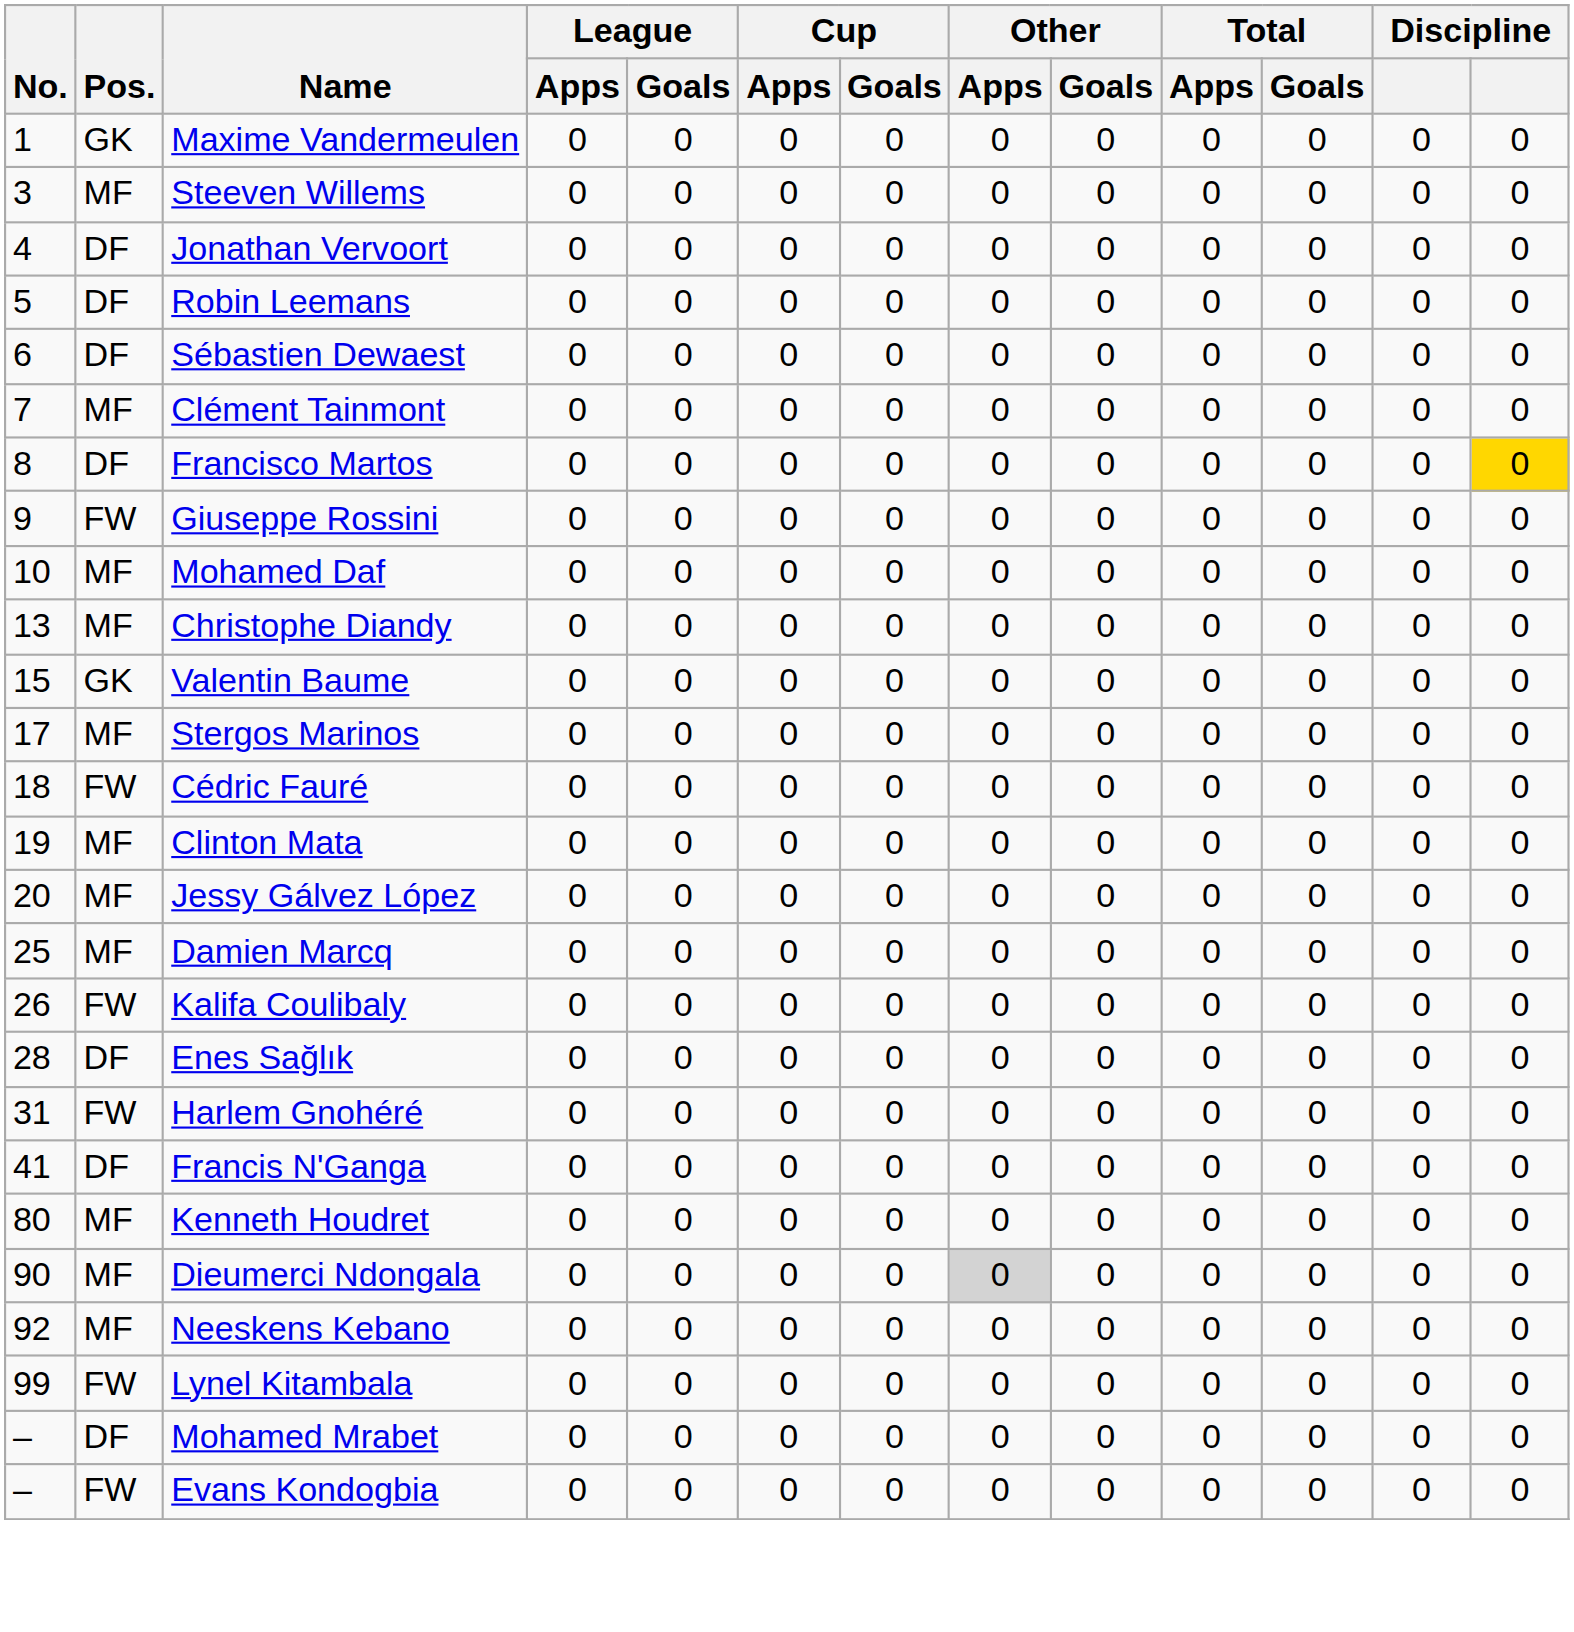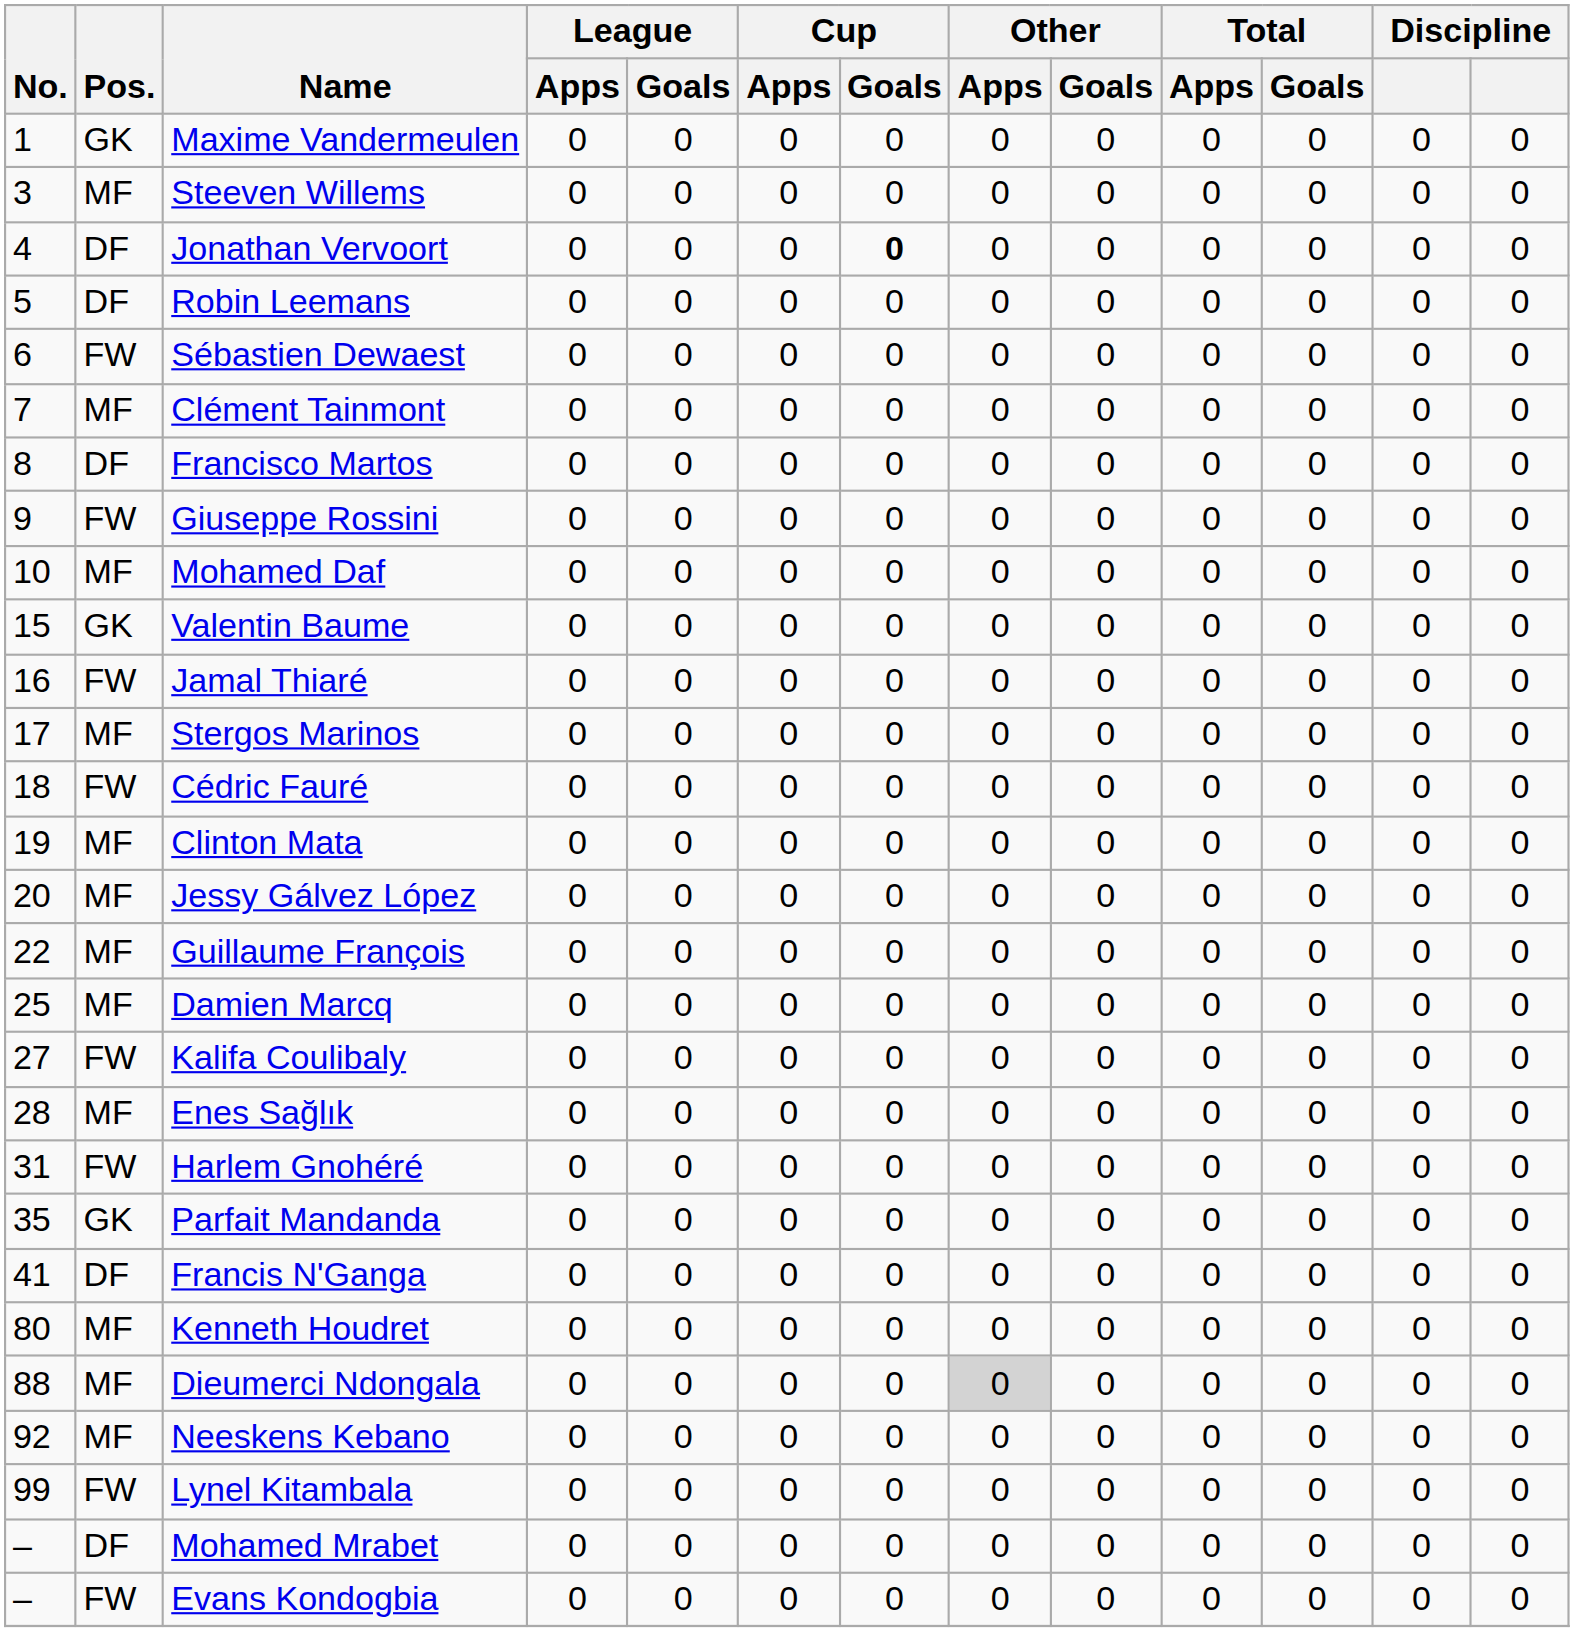(894, 247) normal -> (894, 247) bold
(106, 355) DF -> (110, 355) FW
(1520, 463) gold background -> (1520, 463) no background
- row: (311, 626)
+ row: (269, 680)
+ row: (318, 950)
(32, 1004) 26 -> (32, 1058) 27
(106, 1058) DF -> (108, 1112) MF
+ row: (306, 1220)
(32, 1274) 90 -> (32, 1382) 88
